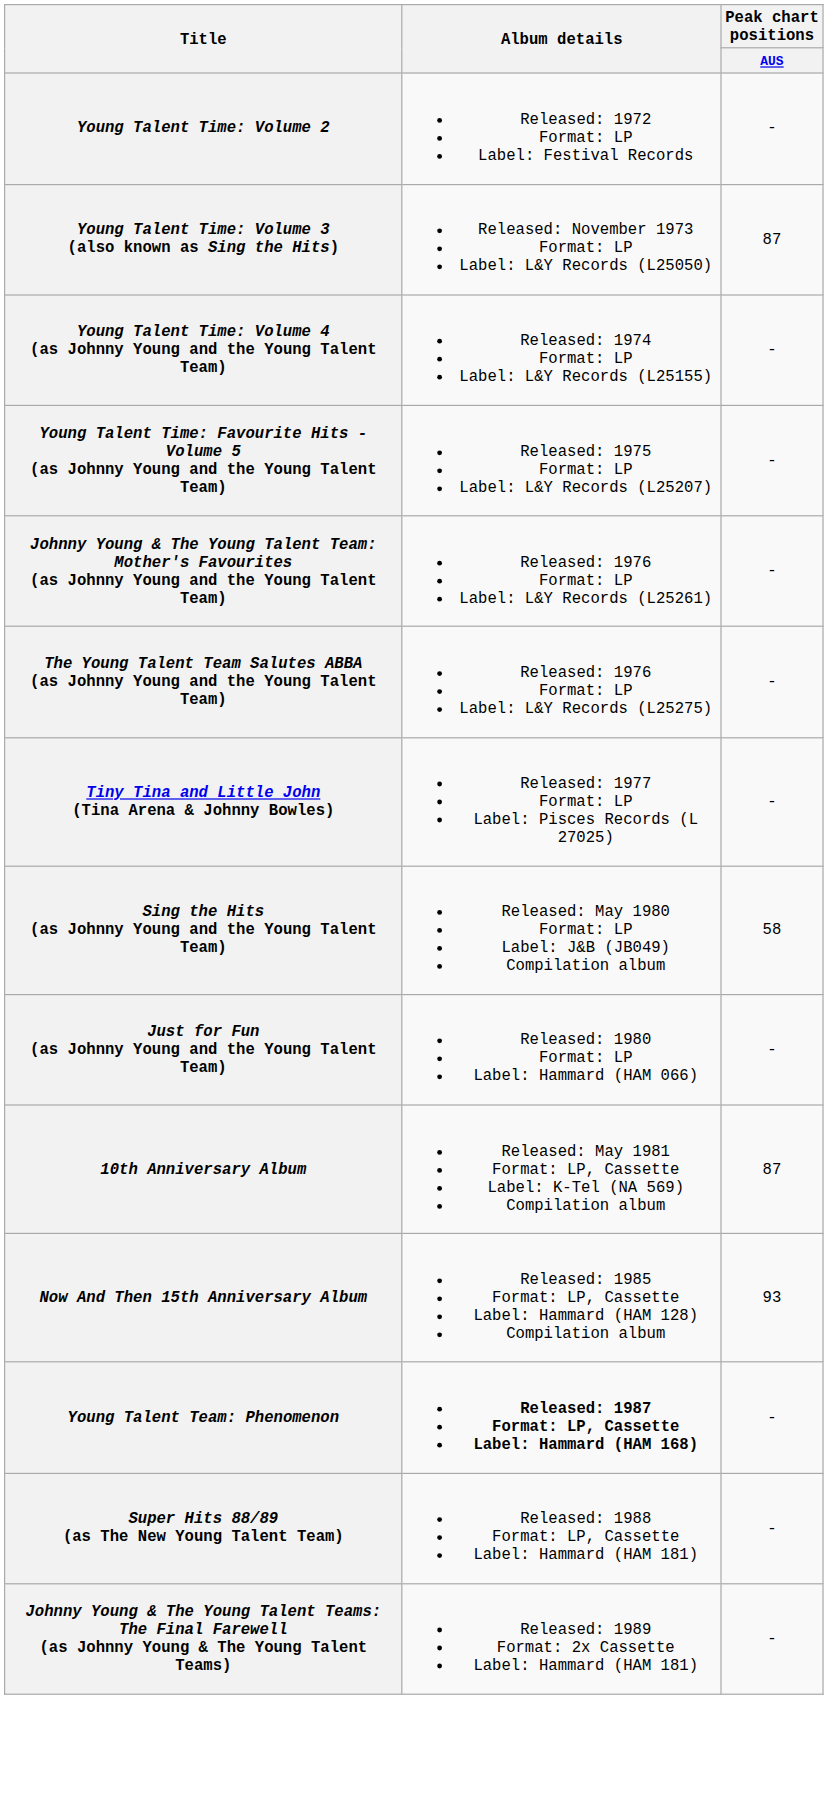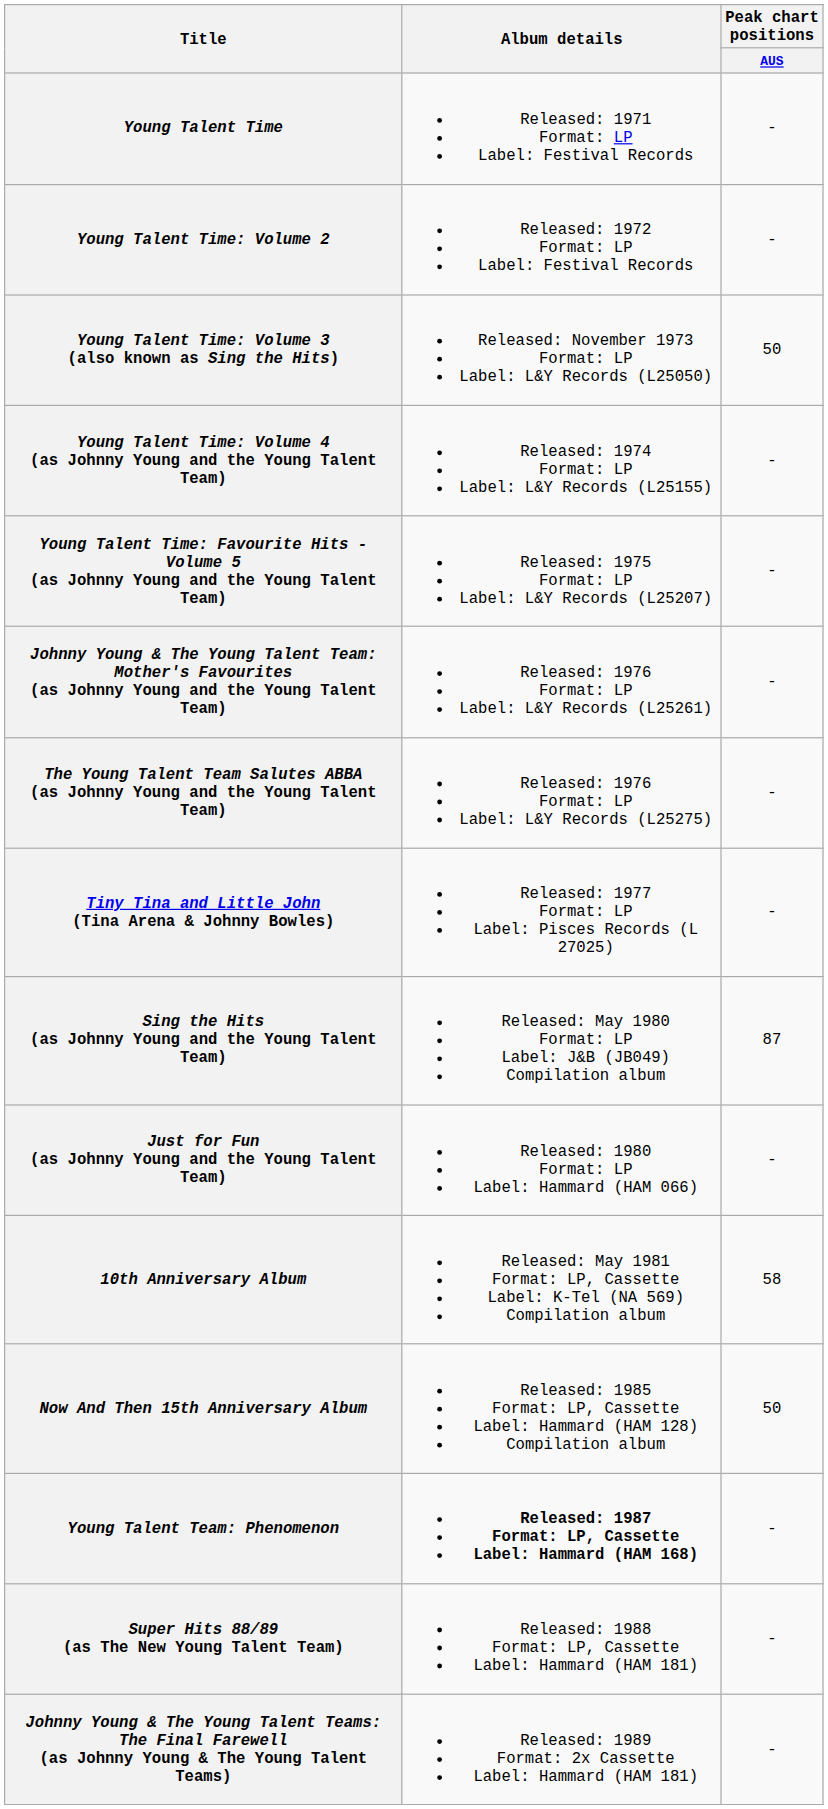+ row: (203, 129)
(772, 239) 87 -> (772, 350) 50
(772, 930) 58 -> (772, 1041) 87
(772, 1169) 87 -> (772, 1280) 58
(772, 1298) 93 -> (772, 1409) 50
